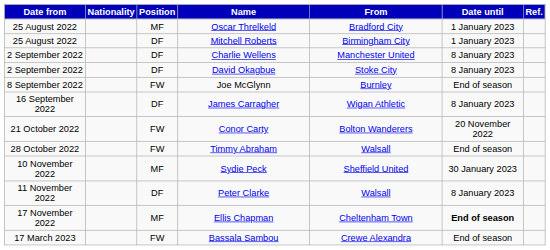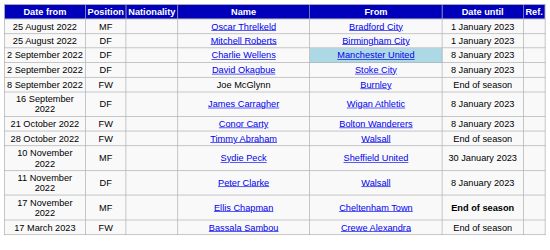columns swapped: (157, 12) <-> (111, 12)
(376, 56) no background -> (376, 56) lightblue background
(483, 129) 20 November 2022 -> (483, 124) 8 January 2023
